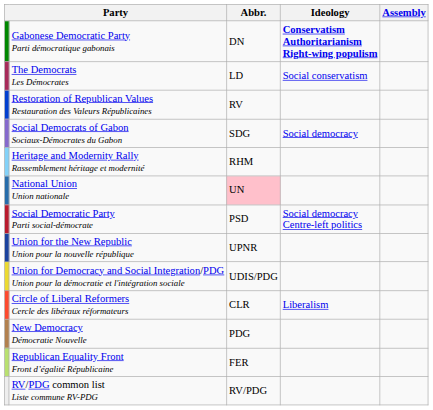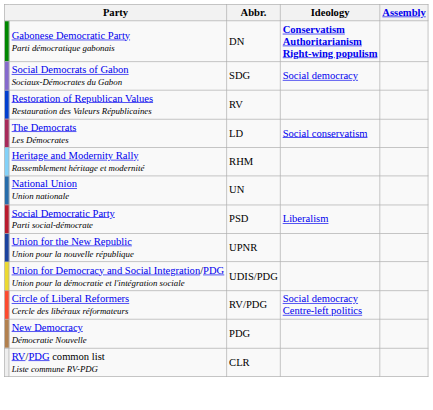rows swapped: (44, 76) <-> (70, 133)
(237, 190) pink background -> (237, 190) no background
(322, 219) Social democracy Centre-left politics -> (306, 219) Liberalism
(239, 305) CLR -> (248, 305) RV/PDG
(306, 305) Liberalism -> (322, 305) Social democracy Centre-left politics
- row: (68, 362)
(248, 390) RV/PDG -> (239, 362) CLR
